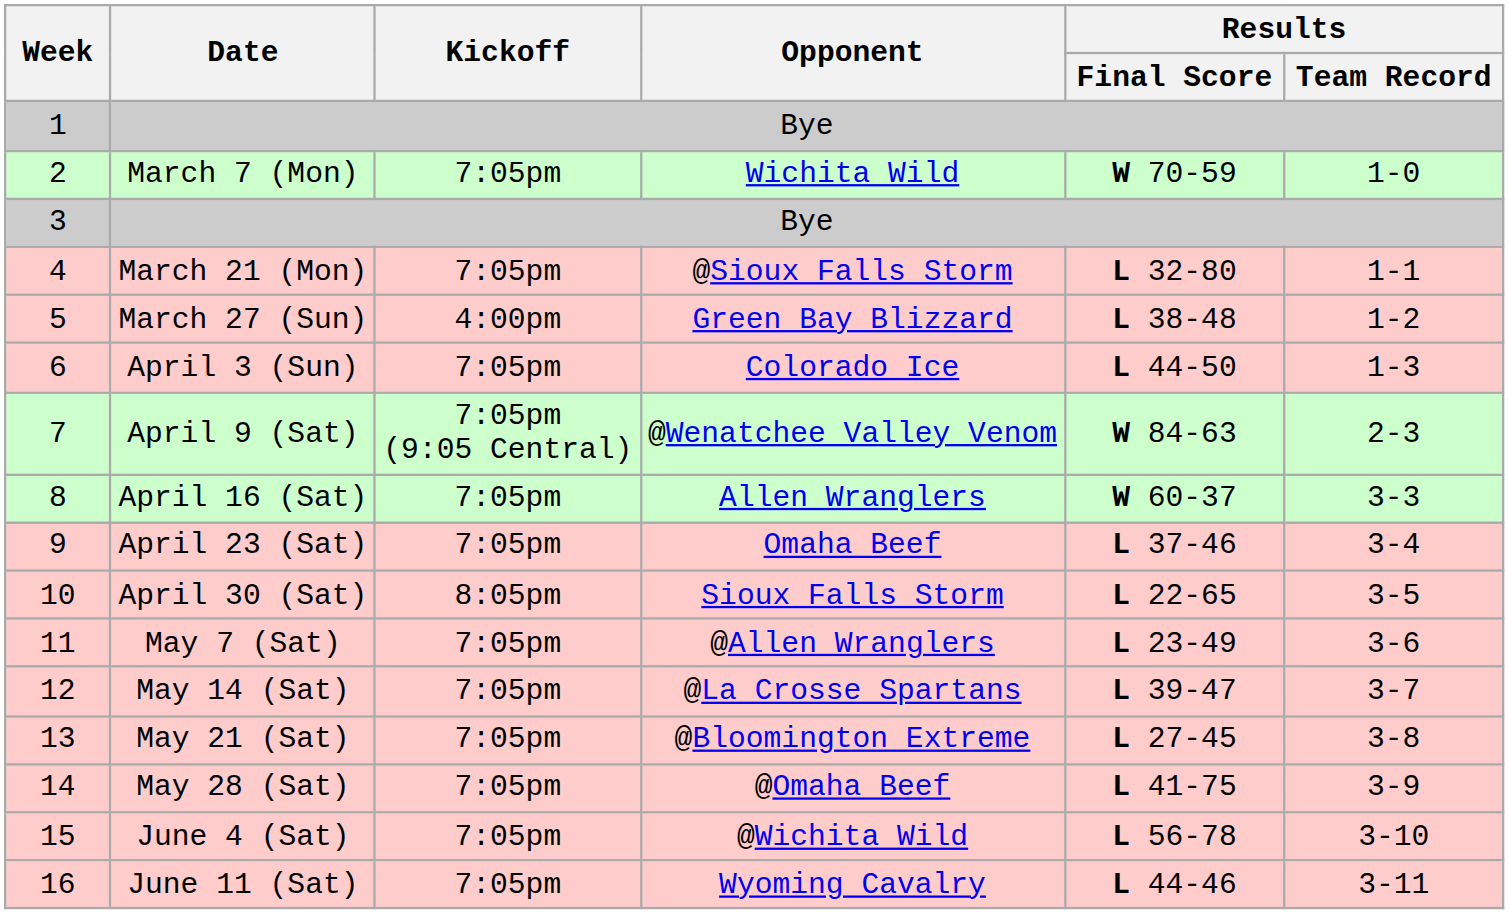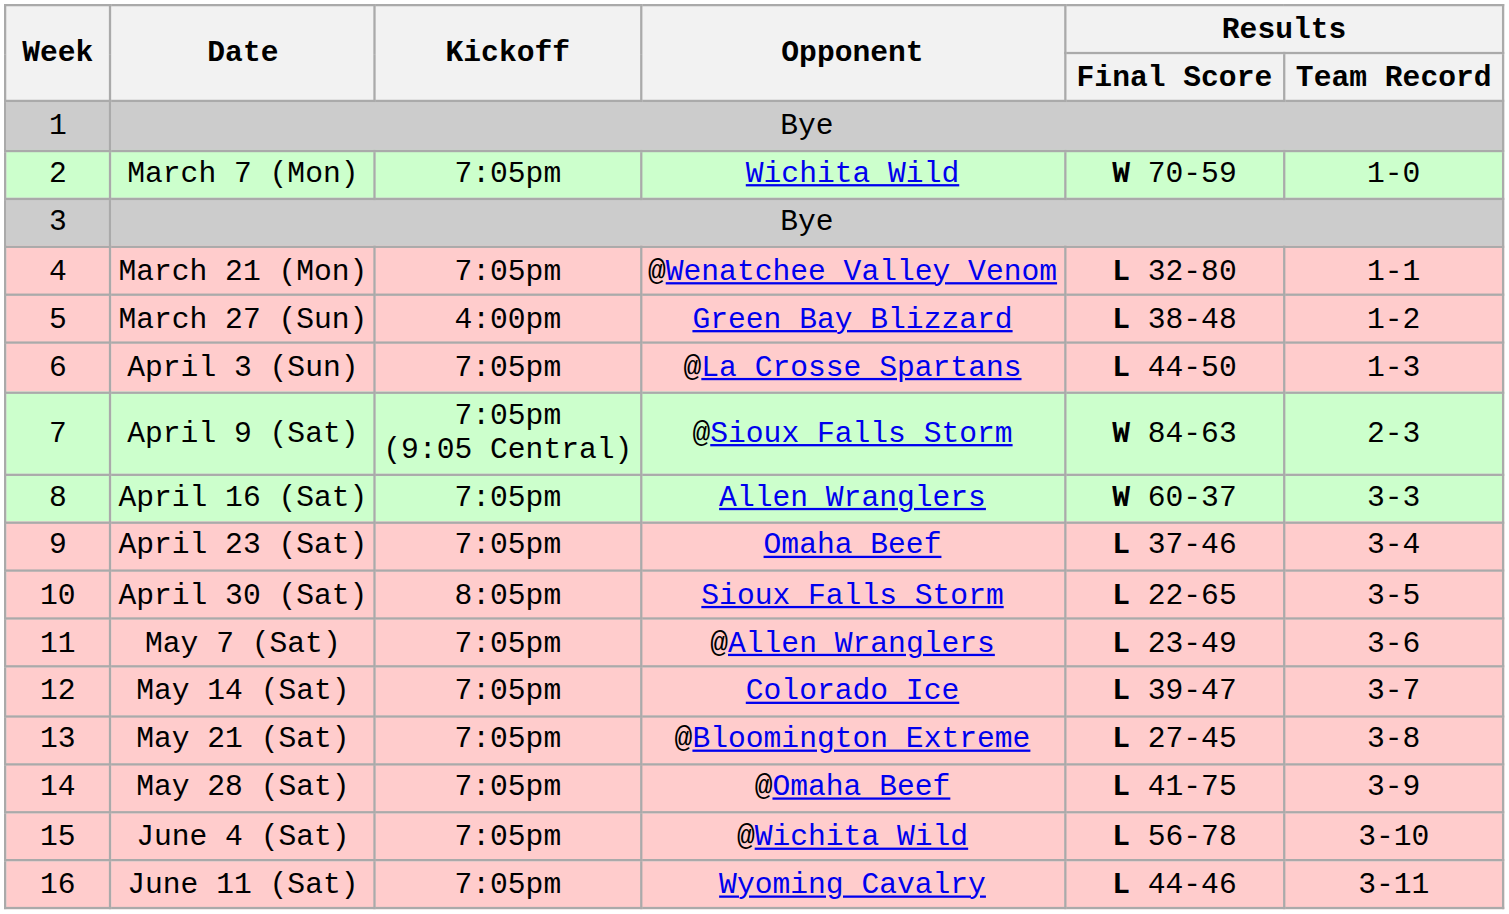(853, 271) @Sioux Falls Storm -> (852, 271) @Wenatchee Valley Venom
(853, 367) Colorado Ice -> (853, 367) @La Crosse Spartans
(852, 433) @Wenatchee Valley Venom -> (853, 433) @Sioux Falls Storm
(853, 691) @La Crosse Spartans -> (853, 691) Colorado Ice
